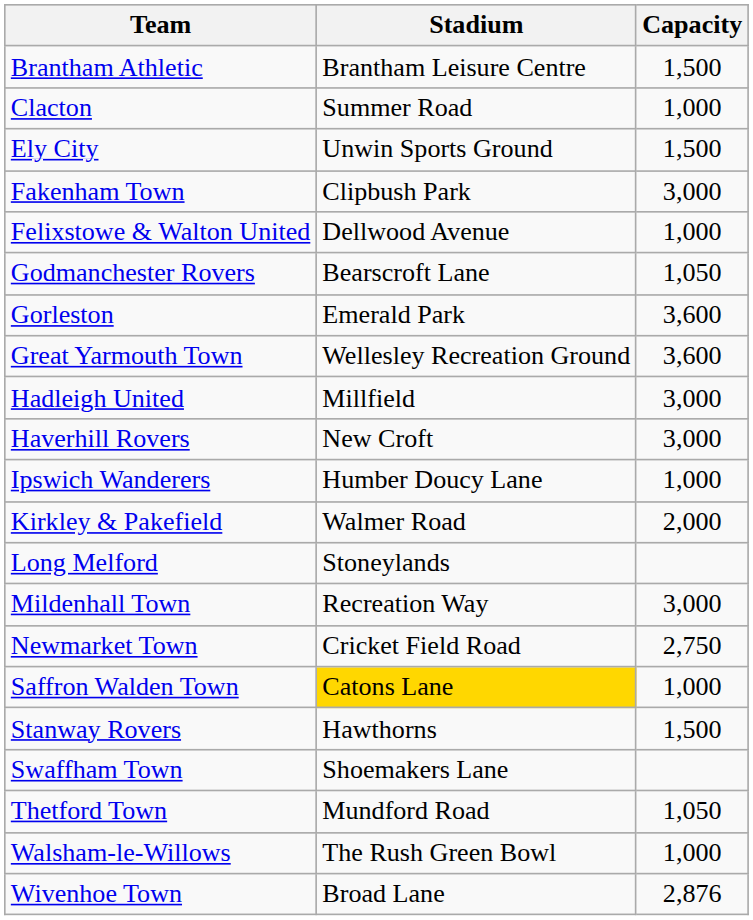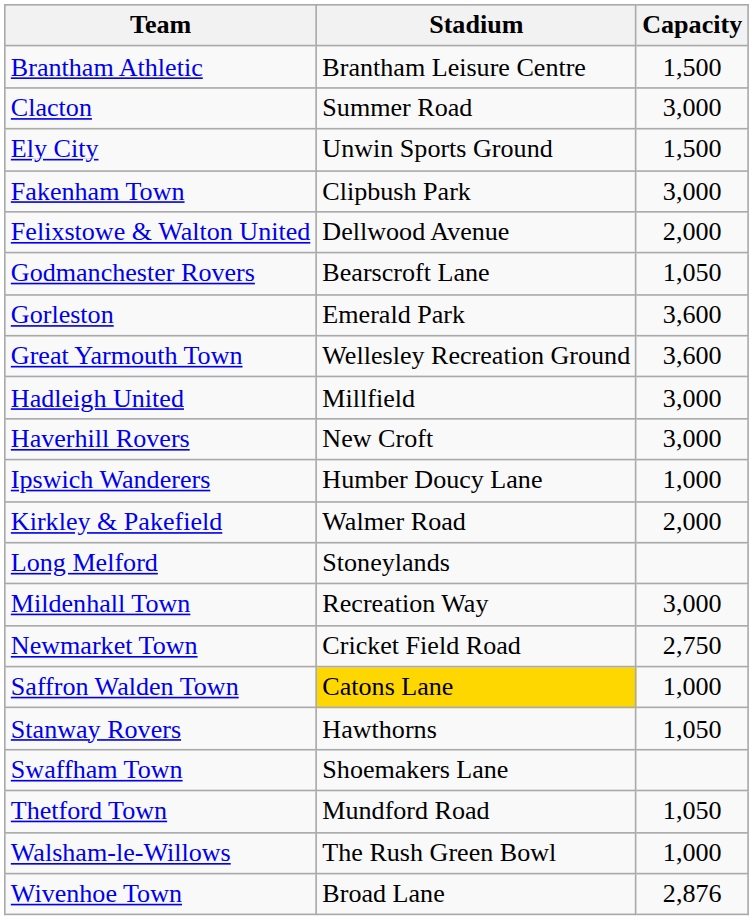(692, 107) 1,000 -> (692, 107) 3,000
(692, 231) 1,000 -> (692, 231) 2,000
(692, 728) 1,500 -> (692, 728) 1,050
